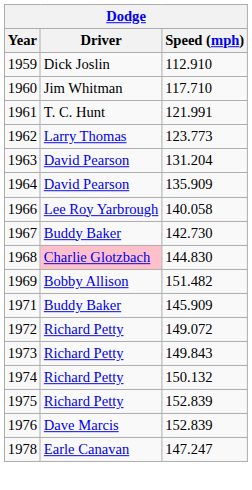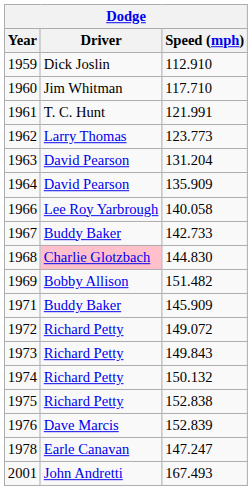(189, 233) 142.730 -> (189, 233) 142.733
(189, 401) 152.839 -> (189, 401) 152.838
+ row: (22, 473)
